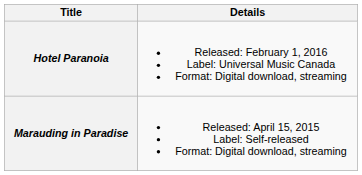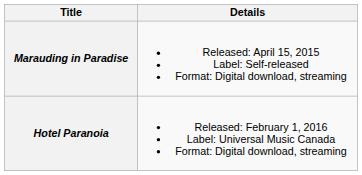rows swapped: (71, 133) <-> (71, 58)
